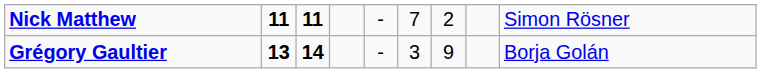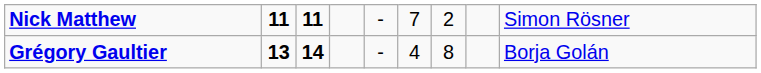(415, 51) 3 -> (415, 51) 4
(448, 51) 9 -> (448, 51) 8
